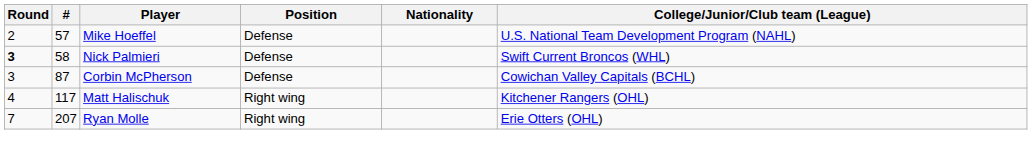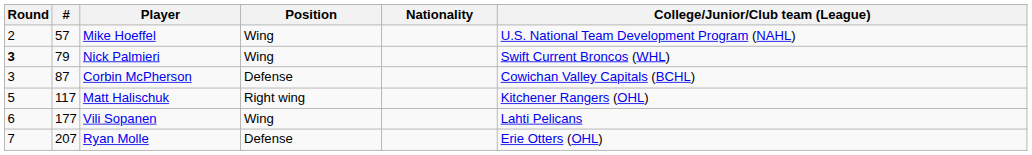(268, 35) Defense -> (259, 35) Wing
(62, 56) 58 -> (62, 56) 79
(268, 56) Defense -> (259, 56) Wing
(11, 98) 4 -> (11, 98) 5
+ row: (120, 118)
(275, 118) Right wing -> (268, 139) Defense
